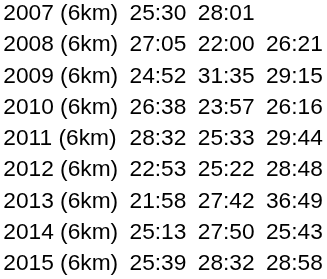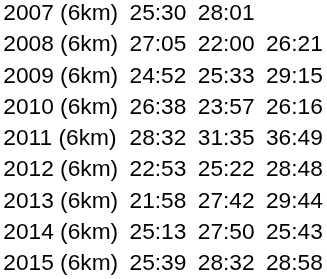(226, 75) 31:35 -> (226, 75) 25:33
(226, 137) 25:33 -> (226, 137) 31:35
(294, 137) 29:44 -> (294, 137) 36:49
(294, 200) 36:49 -> (294, 200) 29:44
